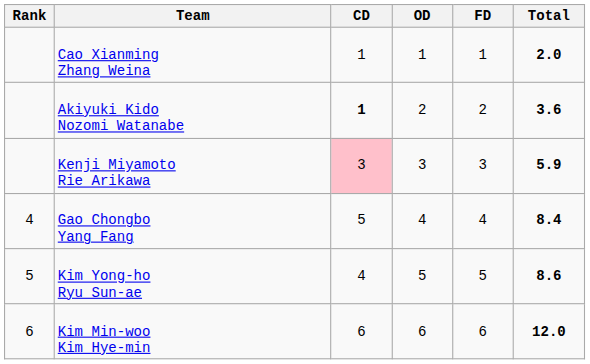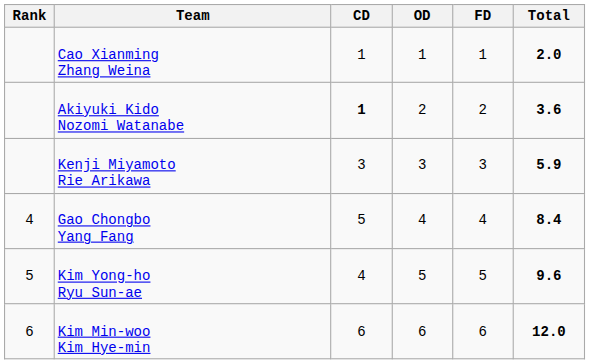(361, 166) pink background -> (361, 166) no background
(549, 276) 8.6 -> (549, 276) 9.6
